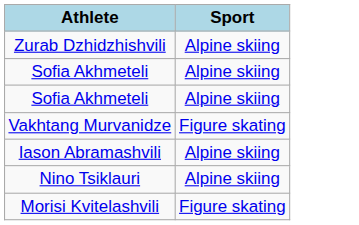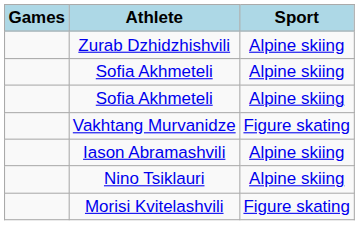+ column: (37, 17)
